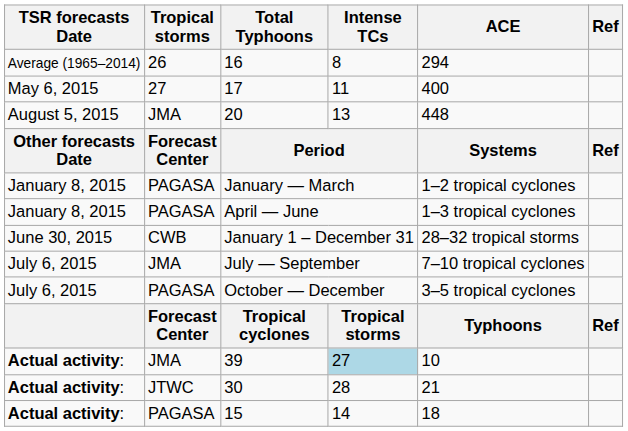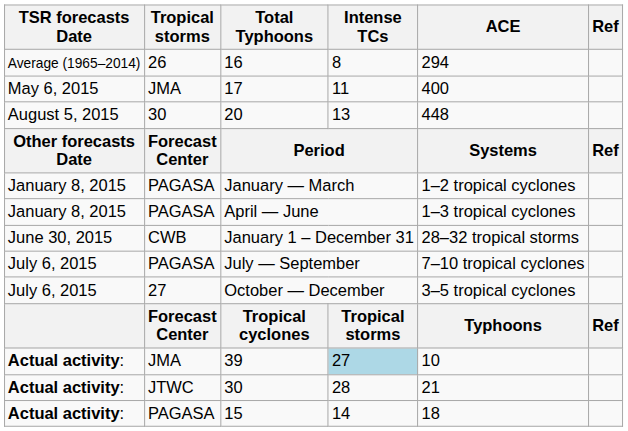(157, 88) 27 -> (164, 88) JMA
(164, 114) JMA -> (157, 114) 30
(164, 264) JMA -> (181, 264) PAGASA
(181, 290) PAGASA -> (157, 290) 27
